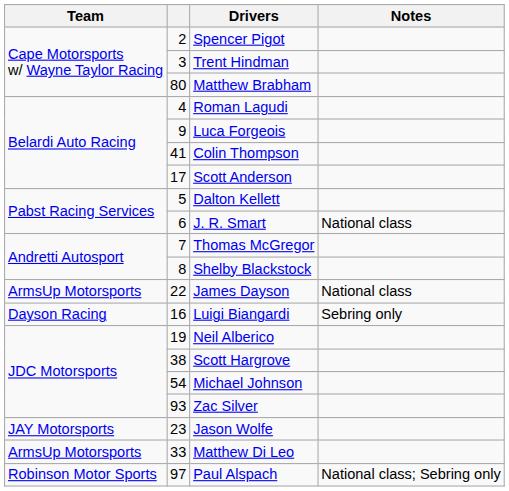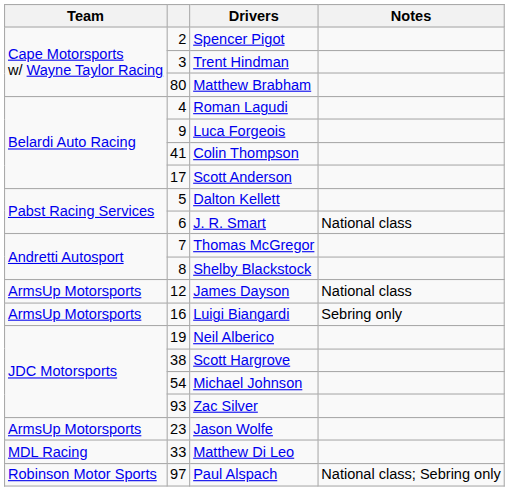(178, 291) 22 -> (178, 291) 12
(57, 314) Dayson Racing -> (75, 314) ArmsUp Motorsports
(61, 428) JAY Motorsports -> (75, 428) ArmsUp Motorsports
(75, 451) ArmsUp Motorsports -> (48, 451) MDL Racing
